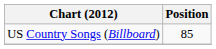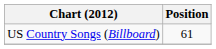(187, 34) 85 -> (187, 34) 61
